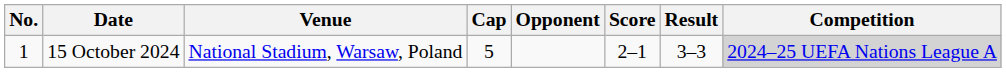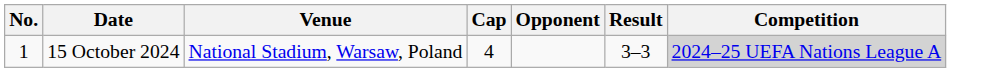- column: (632, 20)
(489, 51) 5 -> (489, 51) 4
